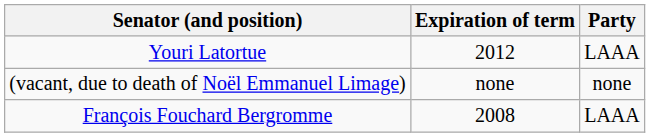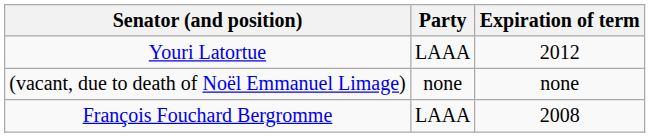columns swapped: (612, 20) <-> (495, 20)
